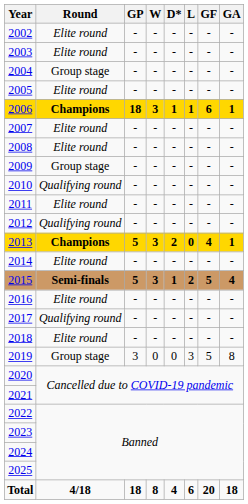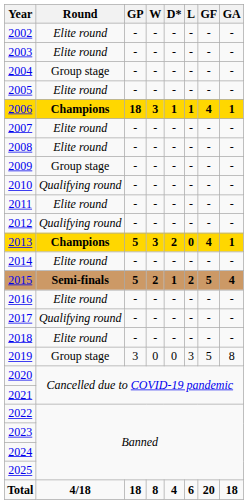(209, 109) 6 -> (209, 109) 4
(155, 280) 3 -> (155, 280) 2
